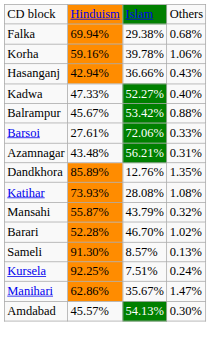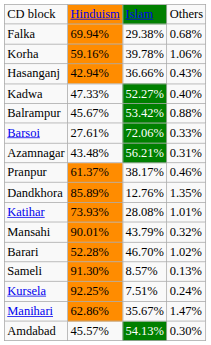+ row: (27, 172)
(186, 192) 1.08% -> (186, 212) 1.01%
(90, 212) 55.87% -> (90, 232) 90.01%
